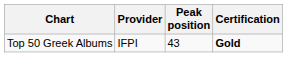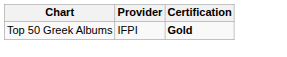- column: (189, 19)
